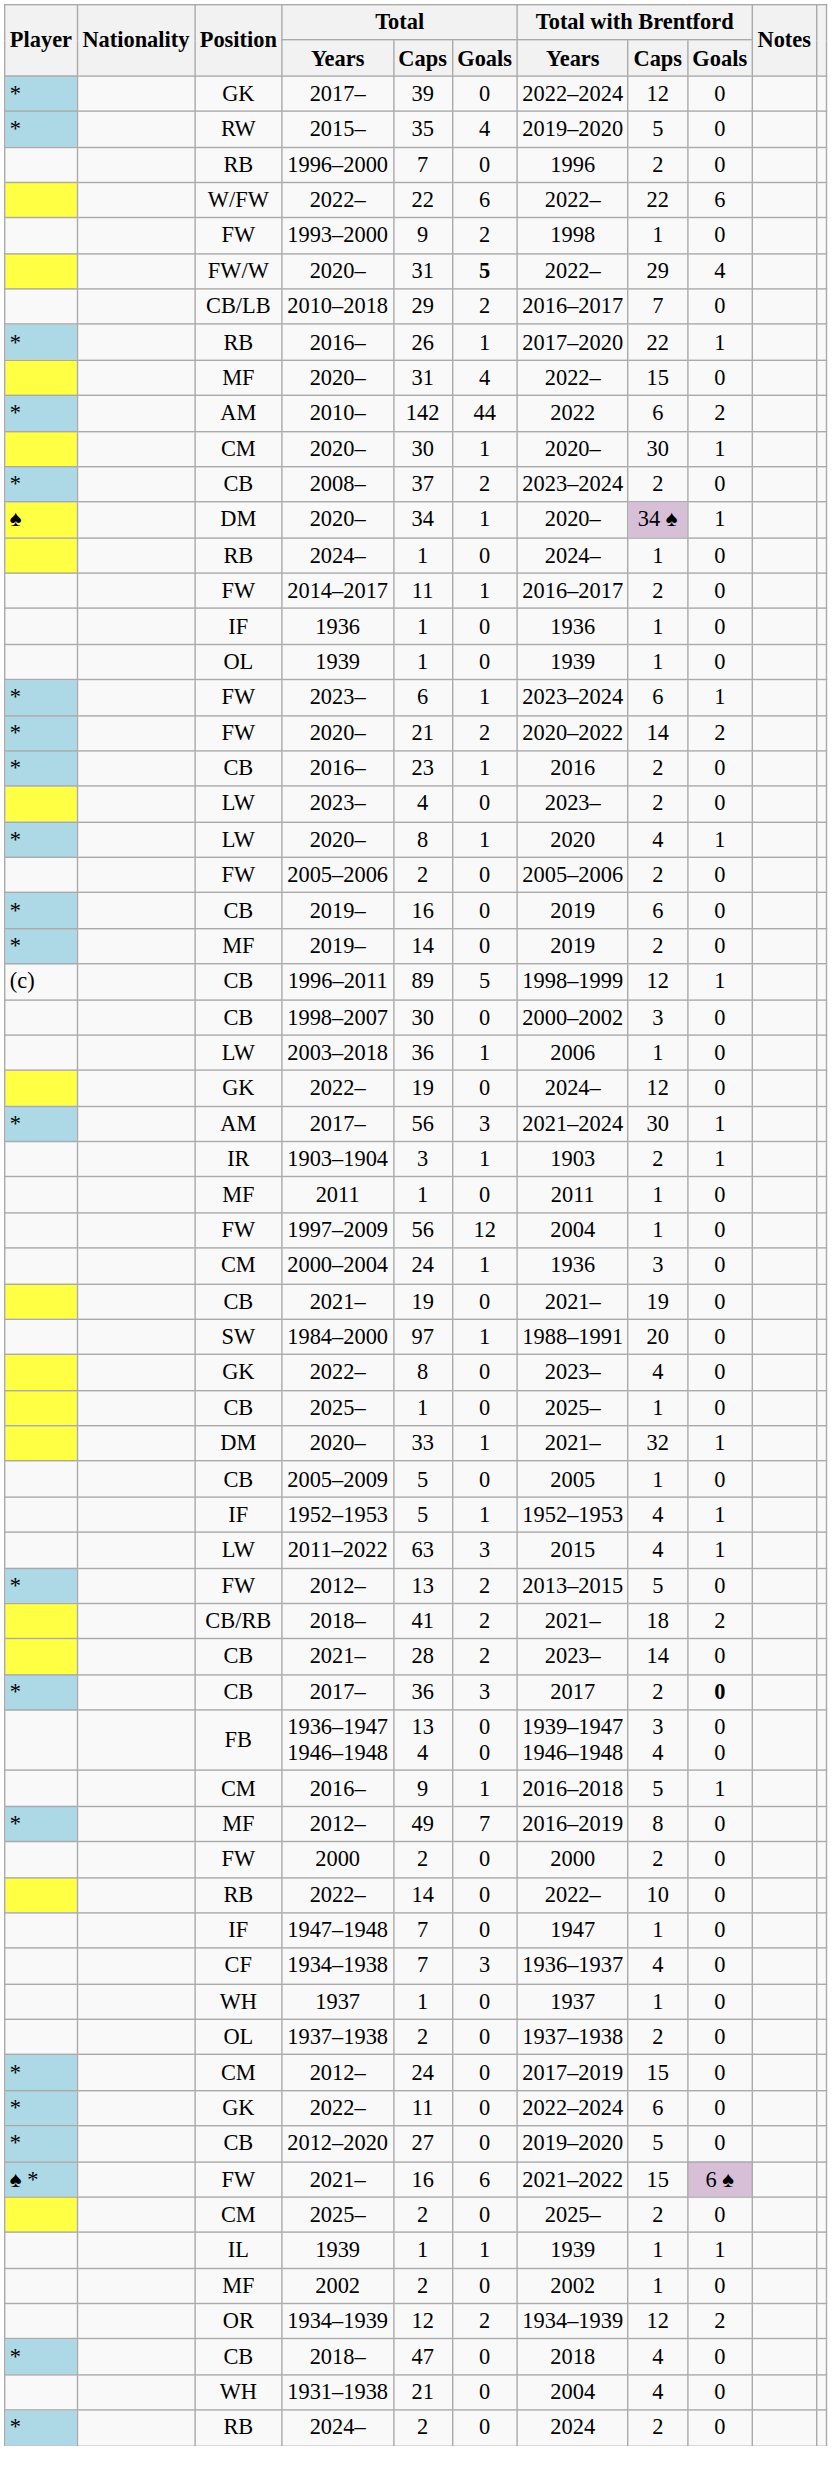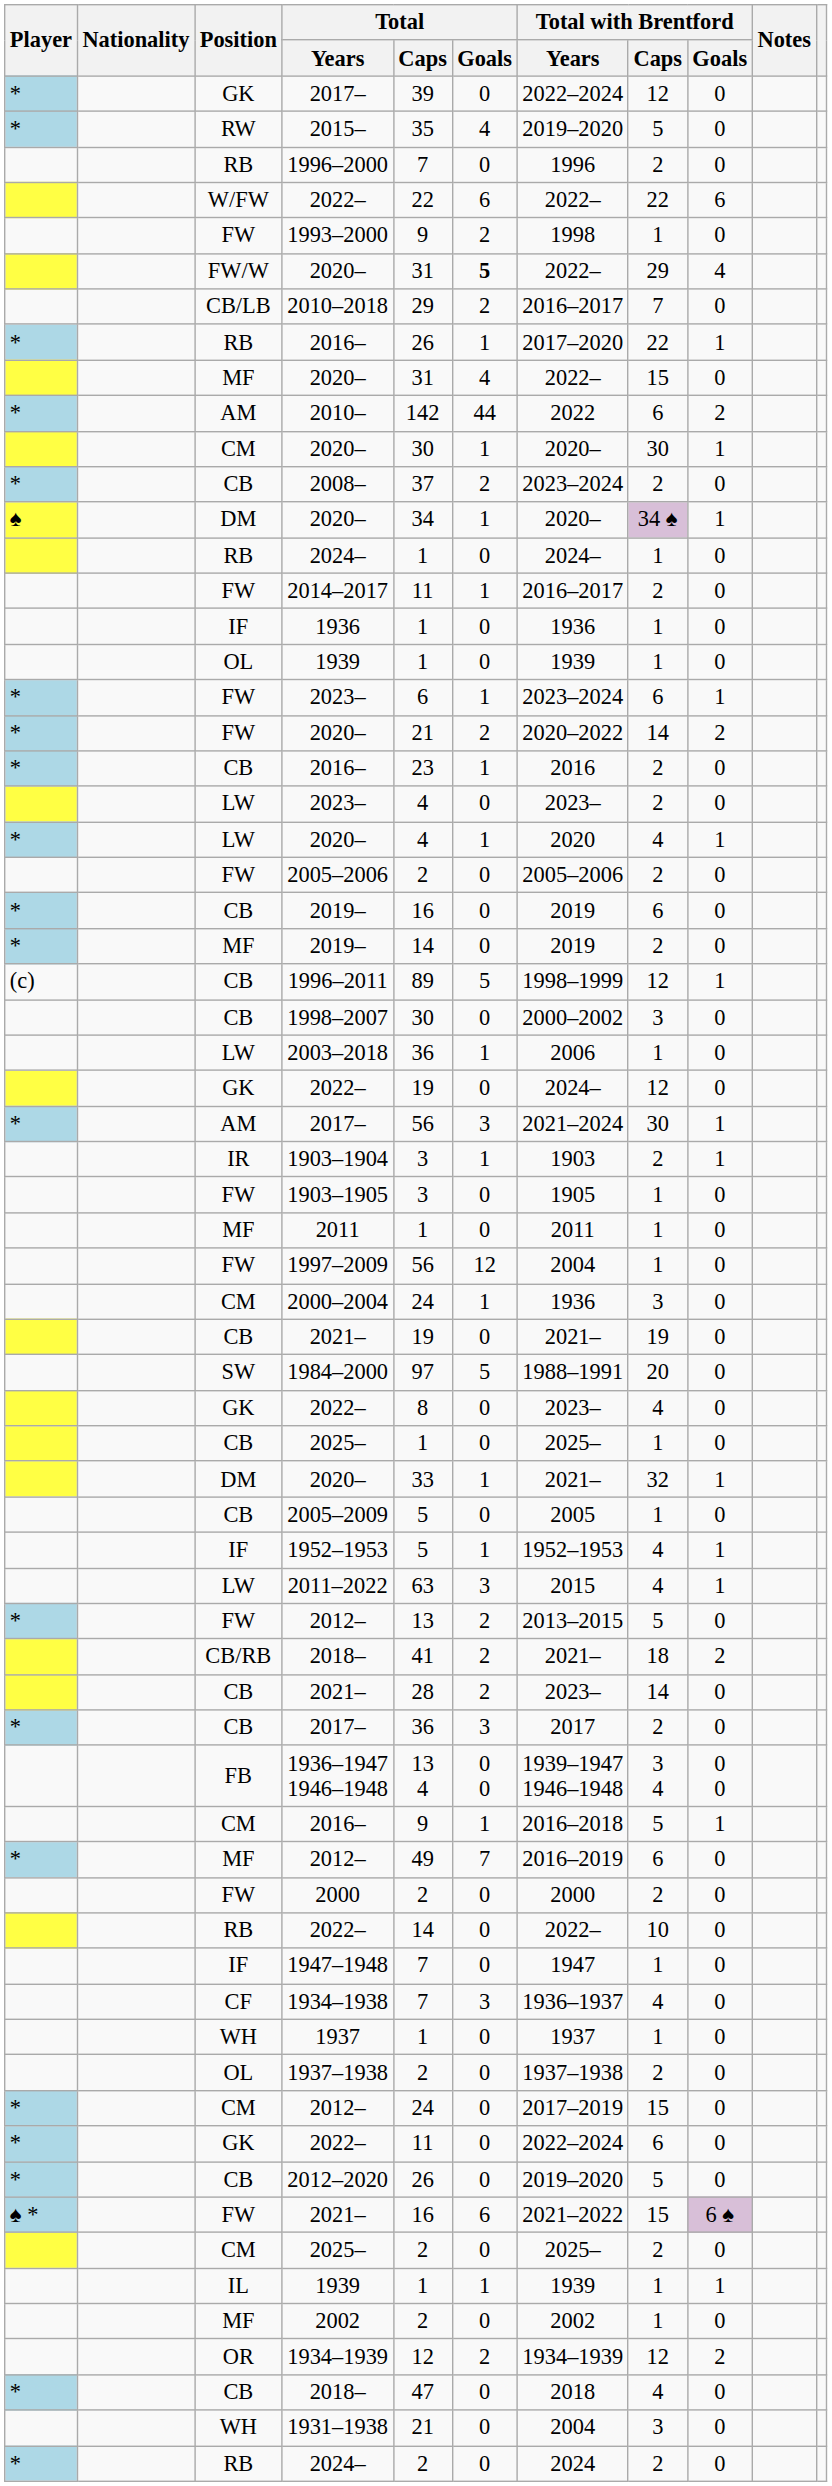(423, 839) 8 -> (423, 839) 4
+ row: (238, 1194)
(485, 1336) 1 -> (485, 1372) 5
(720, 1691) bold -> (720, 1727) normal
(658, 1823) 8 -> (658, 1859) 6
(423, 2143) 27 -> (423, 2178) 26
(658, 2392) 4 -> (658, 2427) 3
